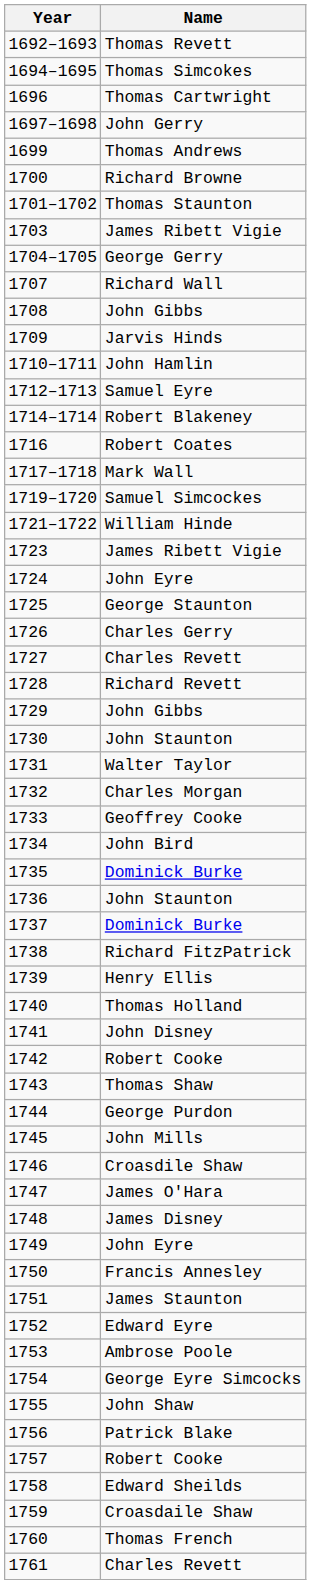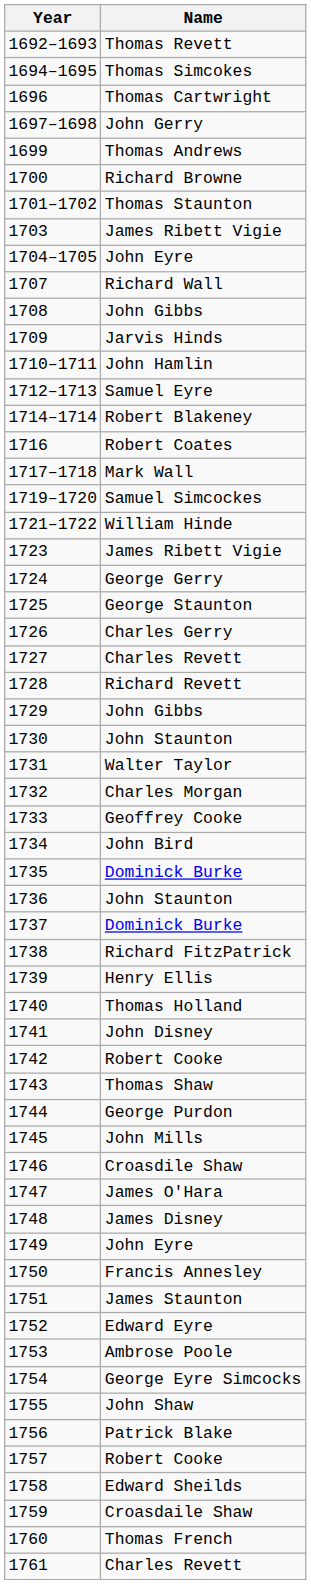(164, 258) George Gerry -> (149, 258) John Eyre
(149, 579) John Eyre -> (164, 579) George Gerry
